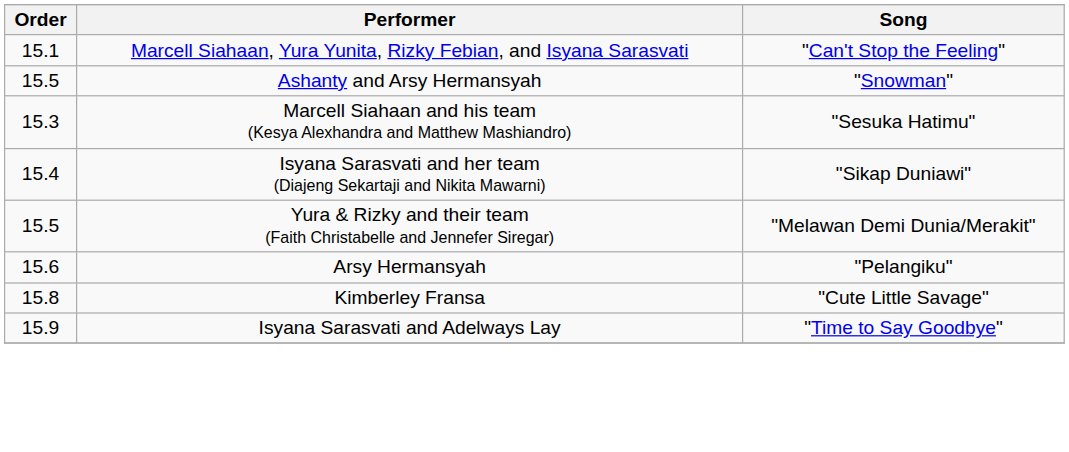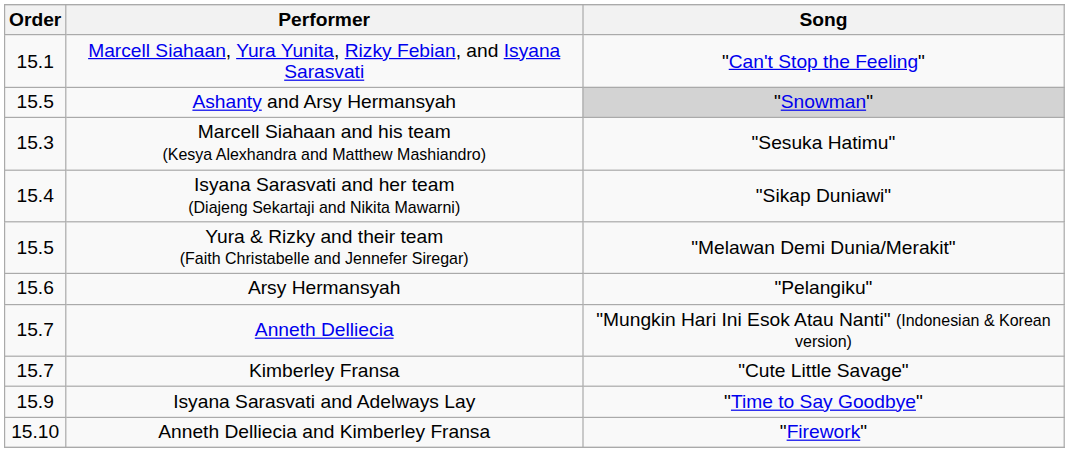(903, 80) no background -> (823, 102) lightgrey background
+ row: (324, 330)
(41, 297) 15.8 -> (35, 371) 15.7
+ row: (324, 432)
